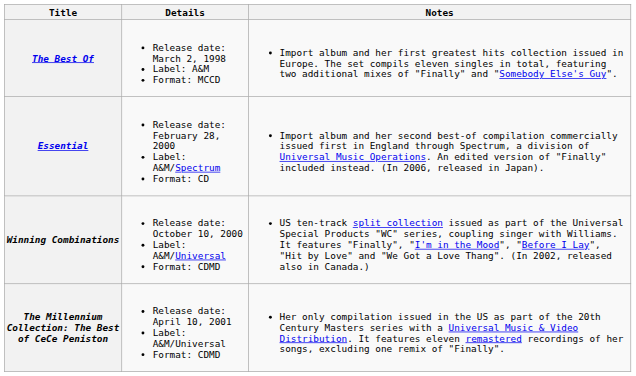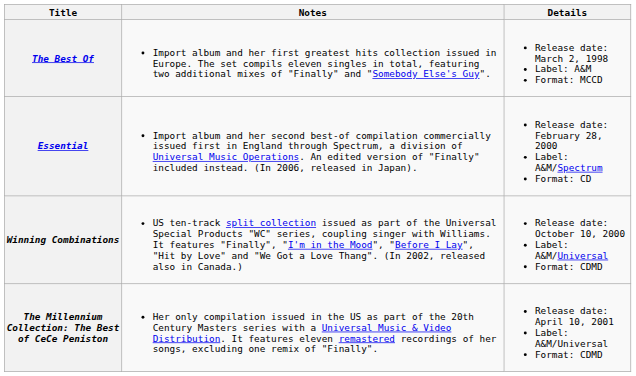columns swapped: (185, 12) <-> (440, 12)
